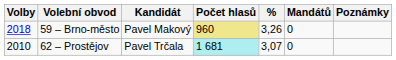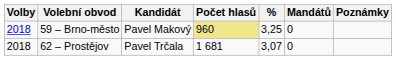(272, 30) 3,26 -> (272, 30) 3,25
(19, 47) 2010 -> (19, 47) 2018
(209, 47) paleturquoise background -> (209, 47) no background
